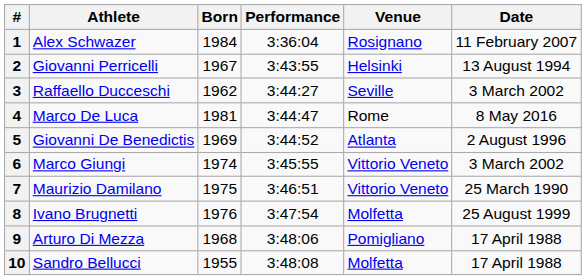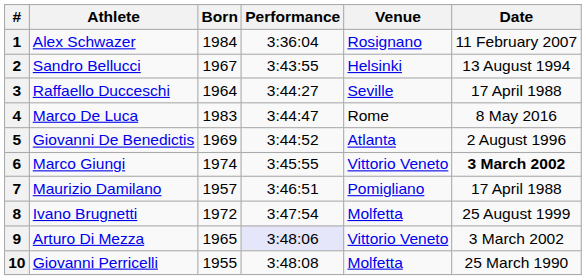(95, 66) Giovanni Perricelli -> (87, 66) Sandro Bellucci
(220, 91) 1962 -> (220, 91) 1964
(516, 91) 3 March 2002 -> (516, 91) 17 April 1988
(220, 115) 1981 -> (220, 115) 1983
(516, 165) normal -> (516, 165) bold
(220, 189) 1975 -> (220, 189) 1957
(398, 189) Vittorio Veneto -> (386, 189) Pomigliano
(516, 189) 25 March 1990 -> (516, 189) 17 April 1988
(220, 214) 1976 -> (220, 214) 1972
(220, 238) 1968 -> (220, 238) 1965
(293, 238) no background -> (293, 238) lavender background
(386, 238) Pomigliano -> (398, 238) Vittorio Veneto
(516, 238) 17 April 1988 -> (516, 238) 3 March 2002
(87, 263) Sandro Bellucci -> (95, 263) Giovanni Perricelli
(516, 263) 17 April 1988 -> (516, 263) 25 March 1990
